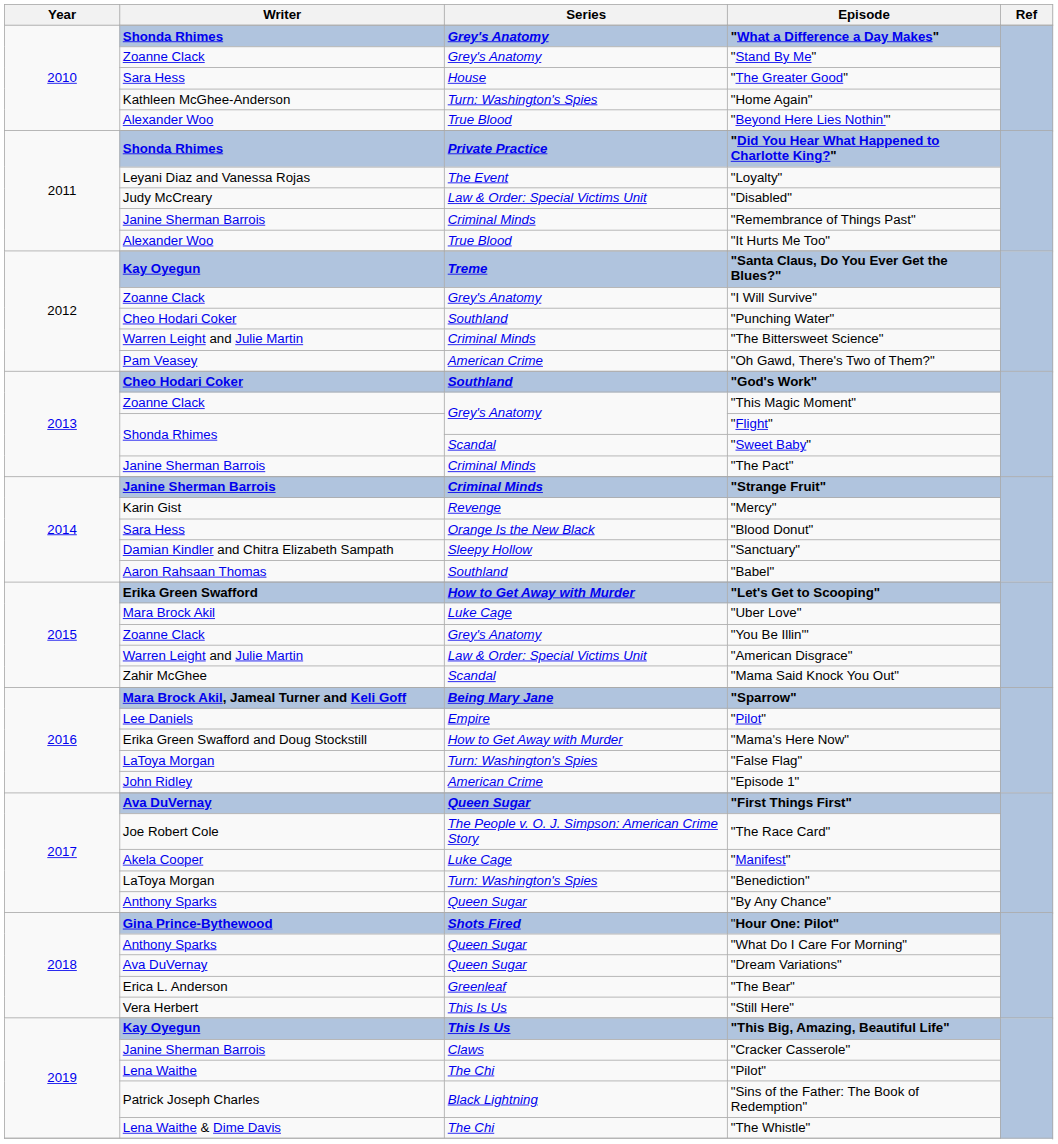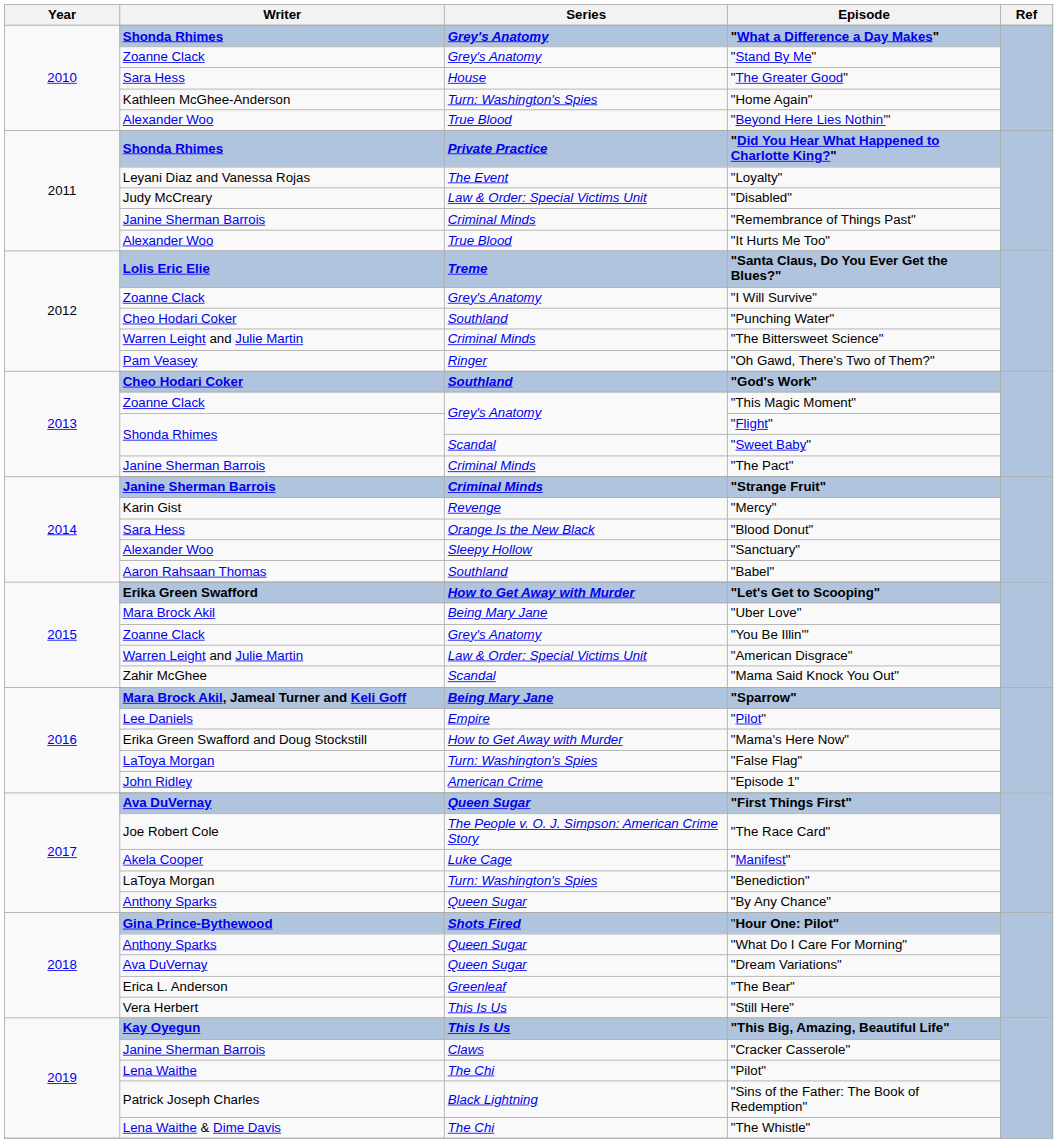(162, 269) Kay Oyegun -> (166, 269) Lolis Eric Elie
(495, 360) American Crime -> (467, 360) Ringer
(258, 550) Damian Kindler and Chitra Elizabeth Sampath -> (168, 550) Alexander Woo
(480, 613) Luke Cage -> (498, 613) Being Mary Jane
